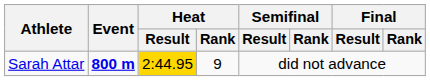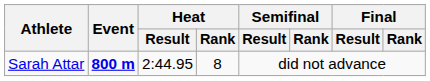(167, 64) gold background -> (167, 64) no background
(218, 64) 9 -> (218, 64) 8
